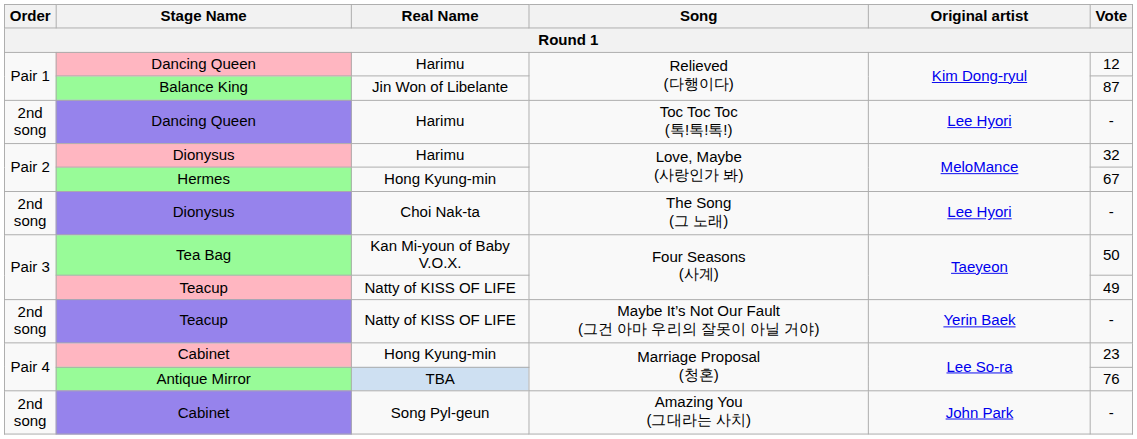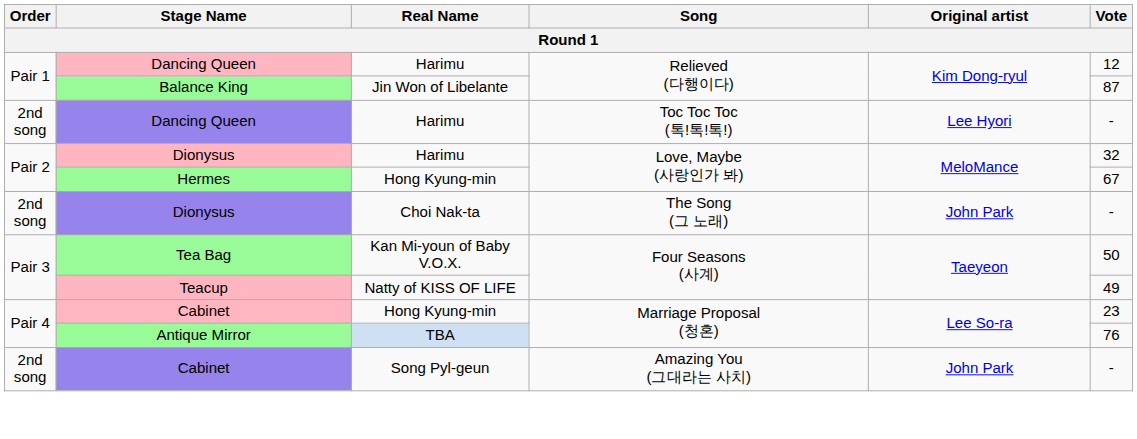(979, 213) Lee Hyori -> (979, 213) John Park
- row: (204, 321)
